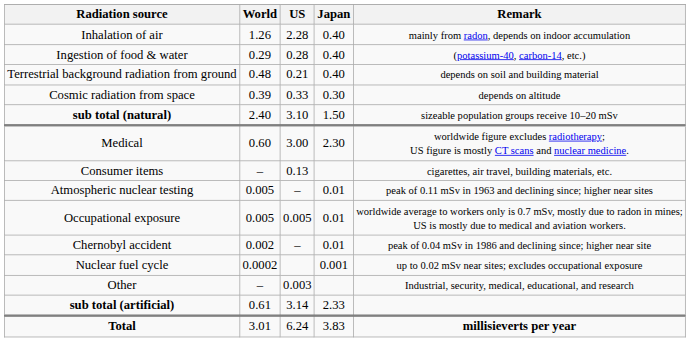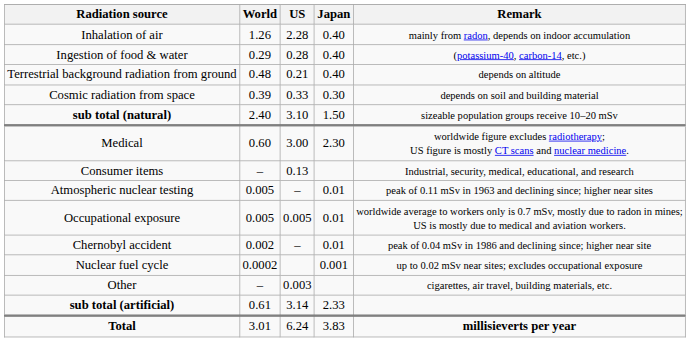(519, 75) depends on soil and building material -> (519, 75) depends on altitude
(519, 95) depends on altitude -> (519, 95) depends on soil and building material
(519, 171) cigarettes, air travel, building materials, etc. -> (519, 171) Industrial, security, medical, educational, and research
(519, 285) Industrial, security, medical, educational, and research -> (519, 285) cigarettes, air travel, building materials, etc.
